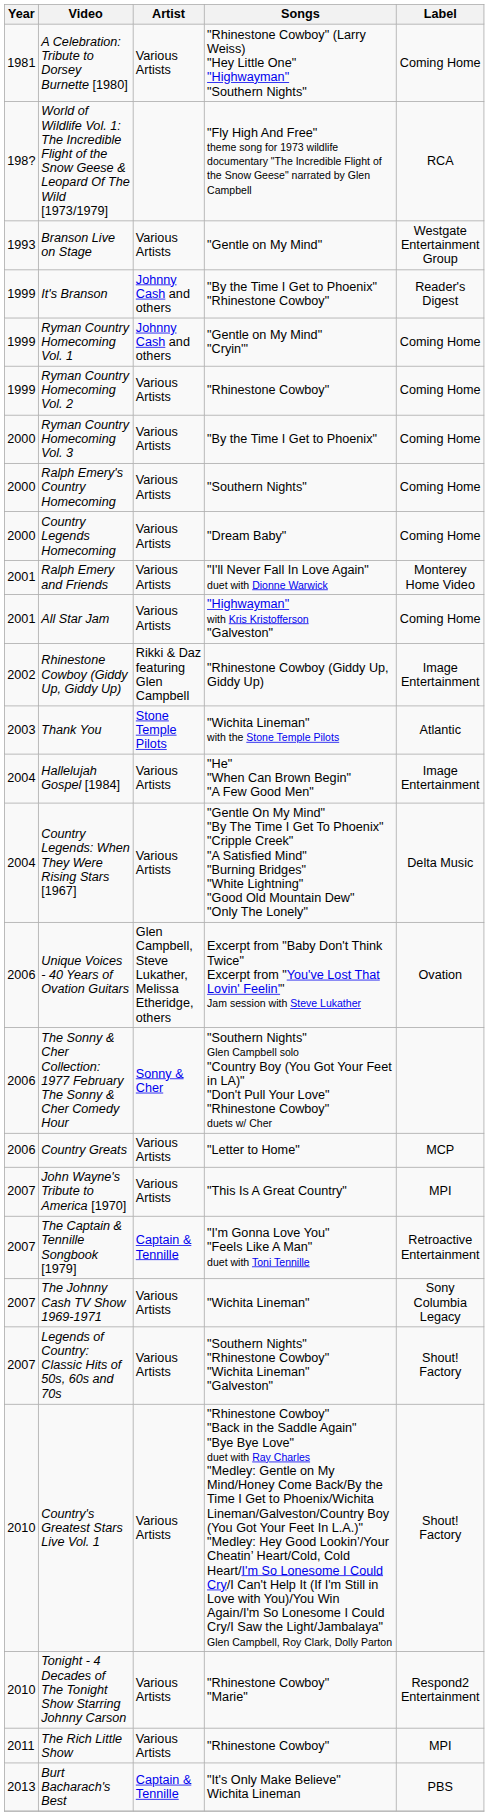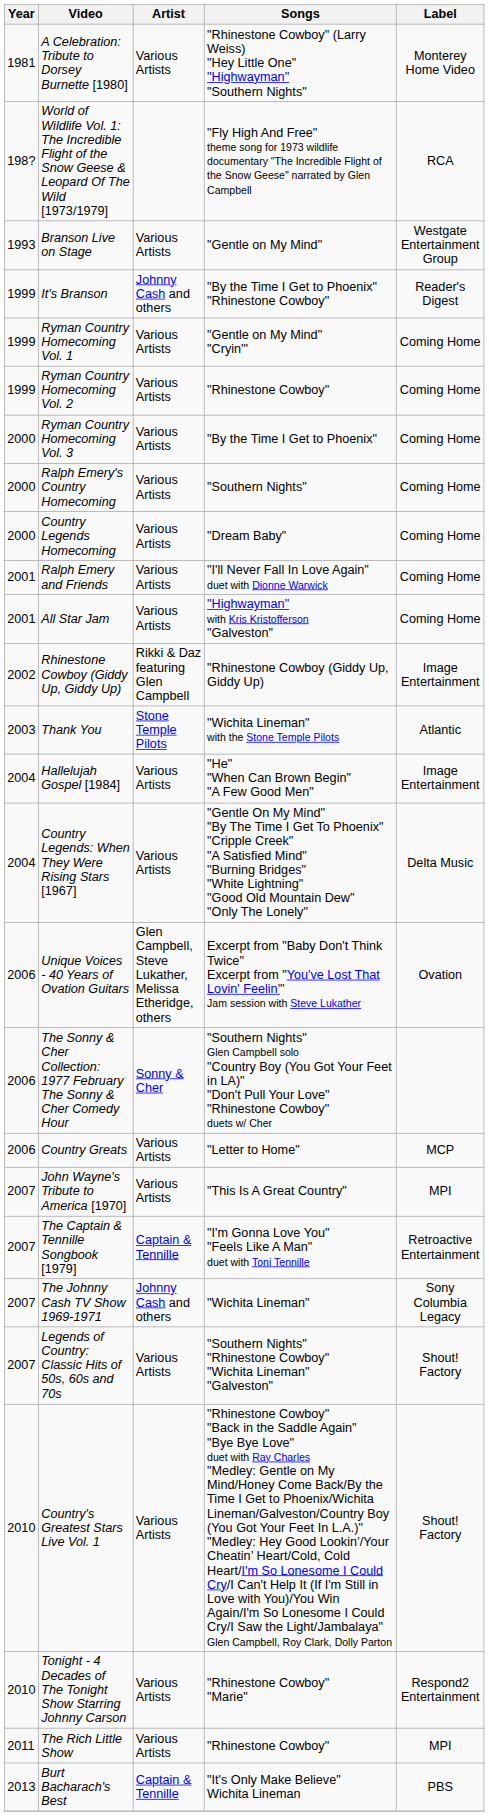(440, 63) Coming Home -> (440, 63) Monterey Home Video
(163, 342) Johnny Cash and others -> (157, 342) Various Artists
(440, 577) Monterey Home Video -> (440, 577) Coming Home
(157, 1302) Various Artists -> (163, 1302) Johnny Cash and others
